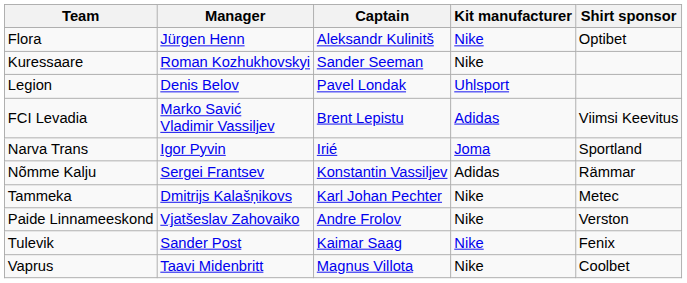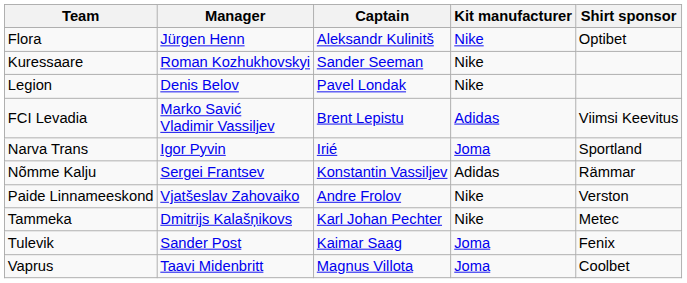(482, 86) Uhlsport -> (469, 86) Nike
rows swapped: (81, 219) <-> (40, 196)
(469, 242) Nike -> (472, 242) Joma
(469, 266) Nike -> (472, 266) Joma
